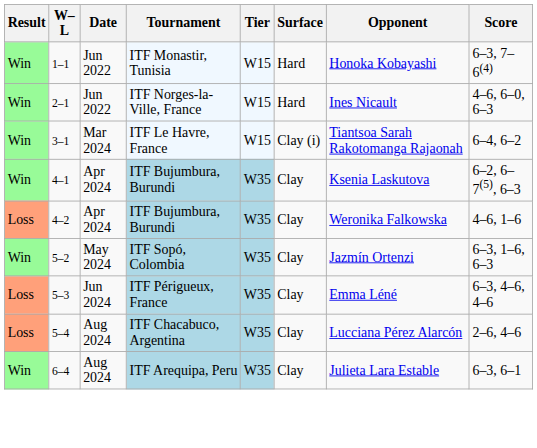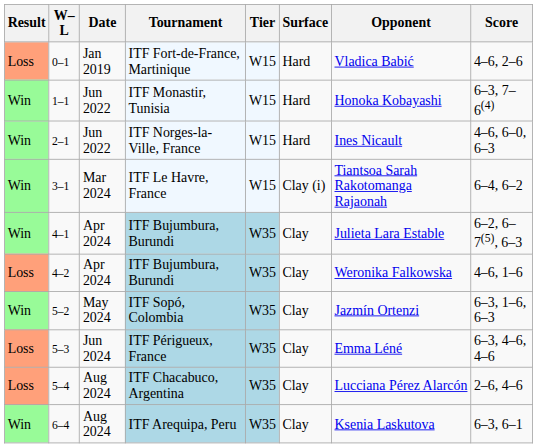+ row: (61, 61)
(379, 179) Ksenia Laskutova -> (389, 233) Julieta Lara Estable
(384, 370) Julieta Lara Estable -> (385, 423) Ksenia Laskutova
